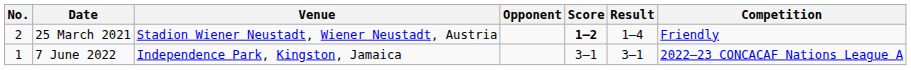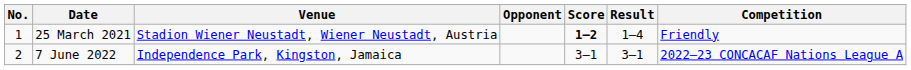(18, 34) 2 -> (18, 34) 1
(18, 54) 1 -> (18, 54) 2
